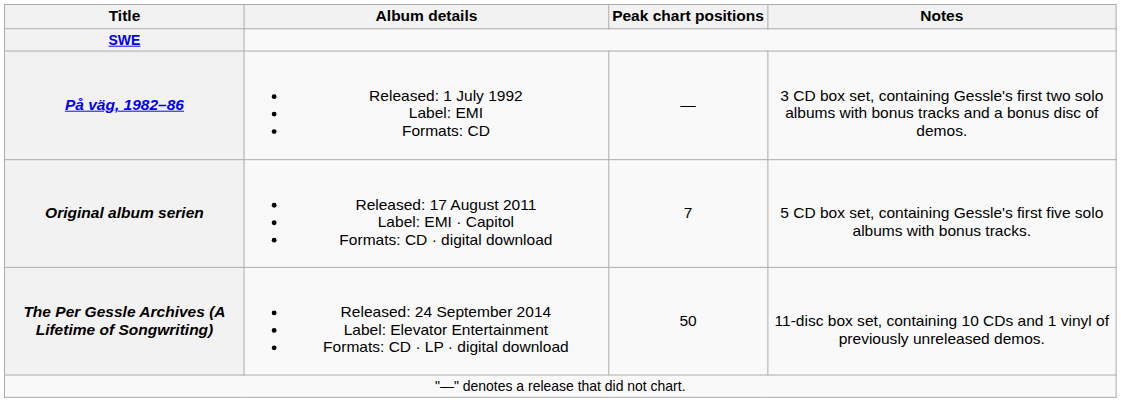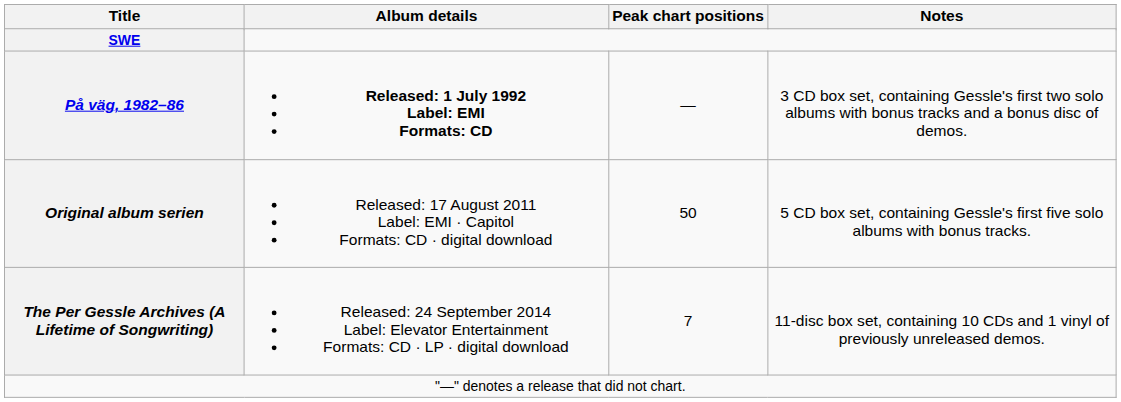(426, 114) normal -> (426, 114) bold
(688, 213) 7 -> (688, 213) 50
(688, 321) 50 -> (688, 321) 7
